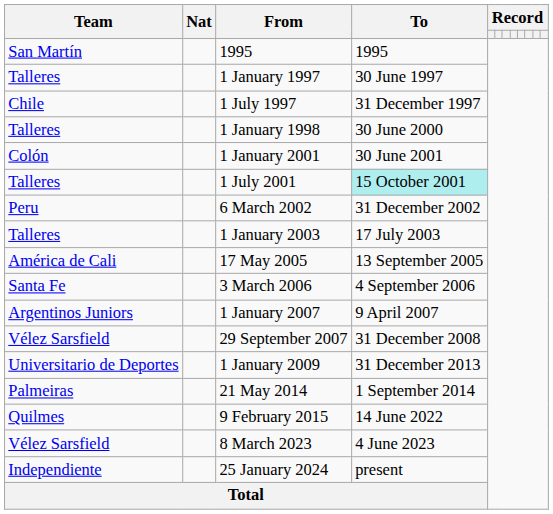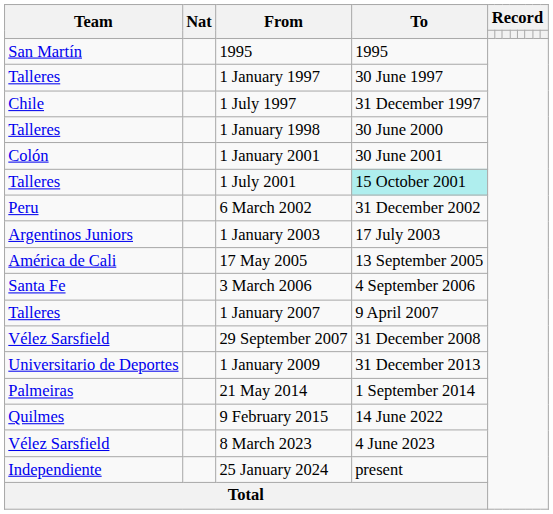(34, 234) Talleres -> (71, 234) Argentinos Juniors
(71, 312) Argentinos Juniors -> (34, 312) Talleres
